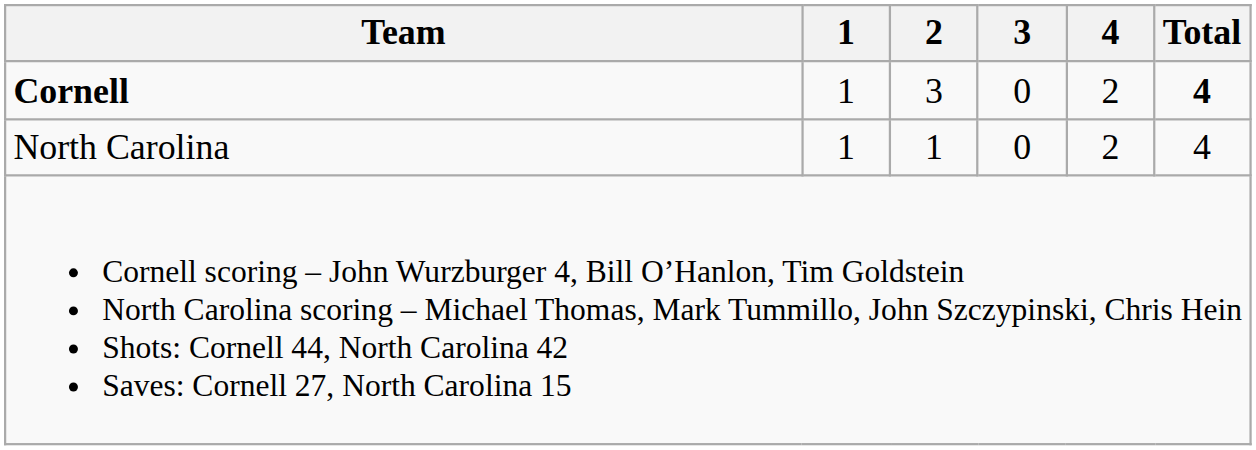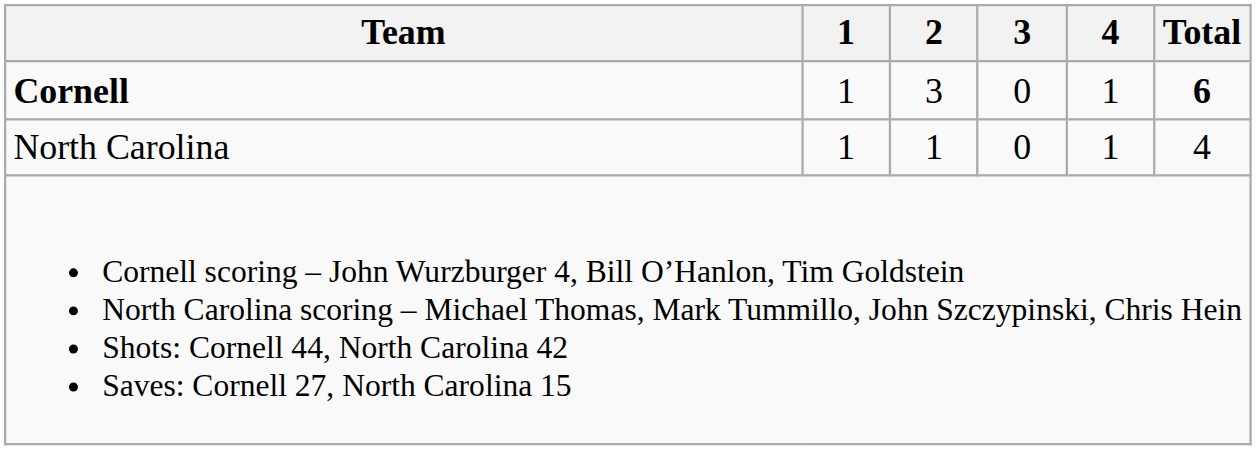(1110, 89) 2 -> (1110, 89) 1
(1202, 89) 4 -> (1202, 89) 6
(1110, 146) 2 -> (1110, 146) 1
